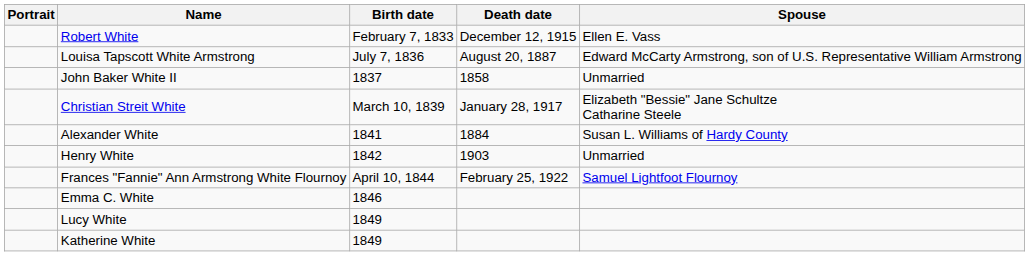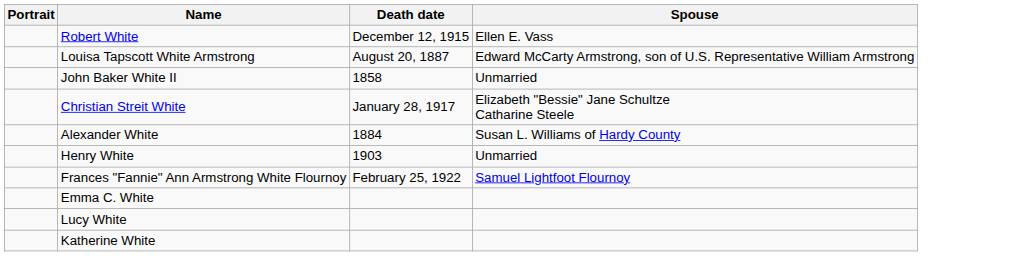- column: (403, 15)
